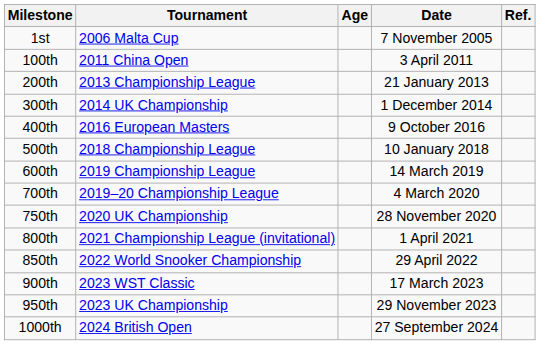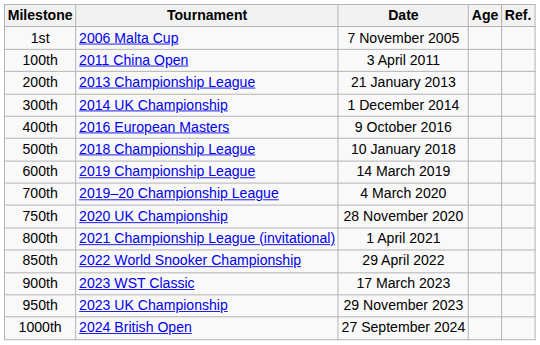columns swapped: (436, 15) <-> (355, 15)
